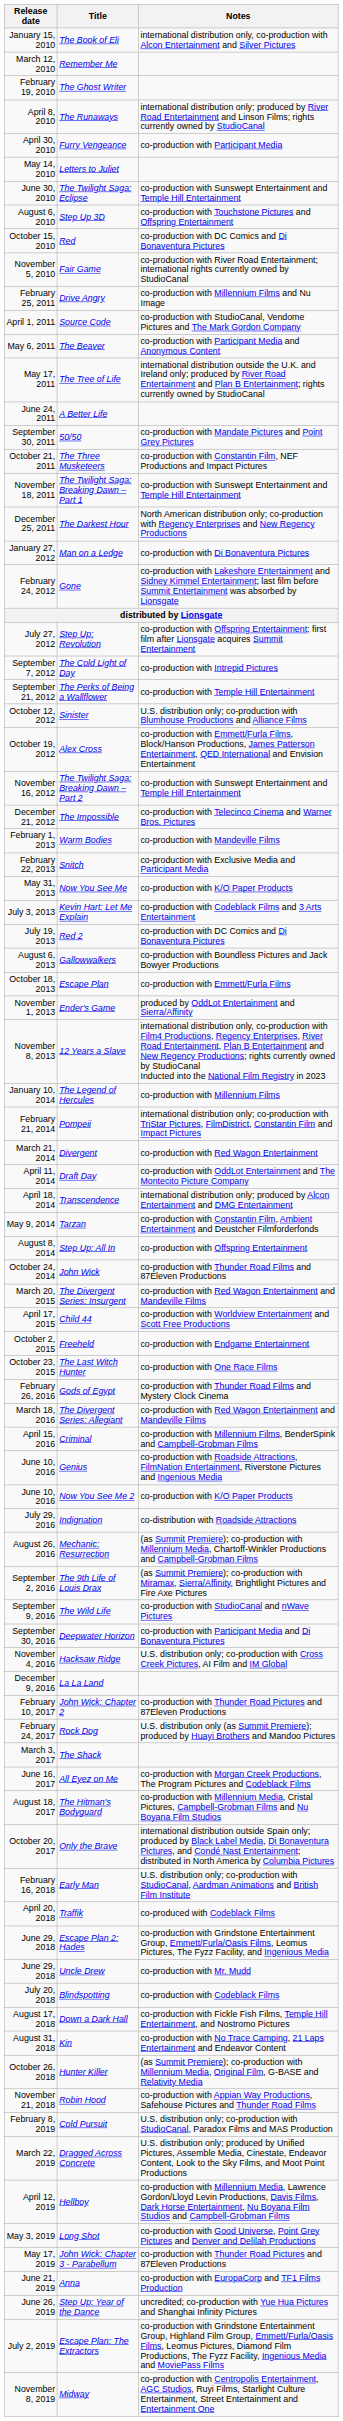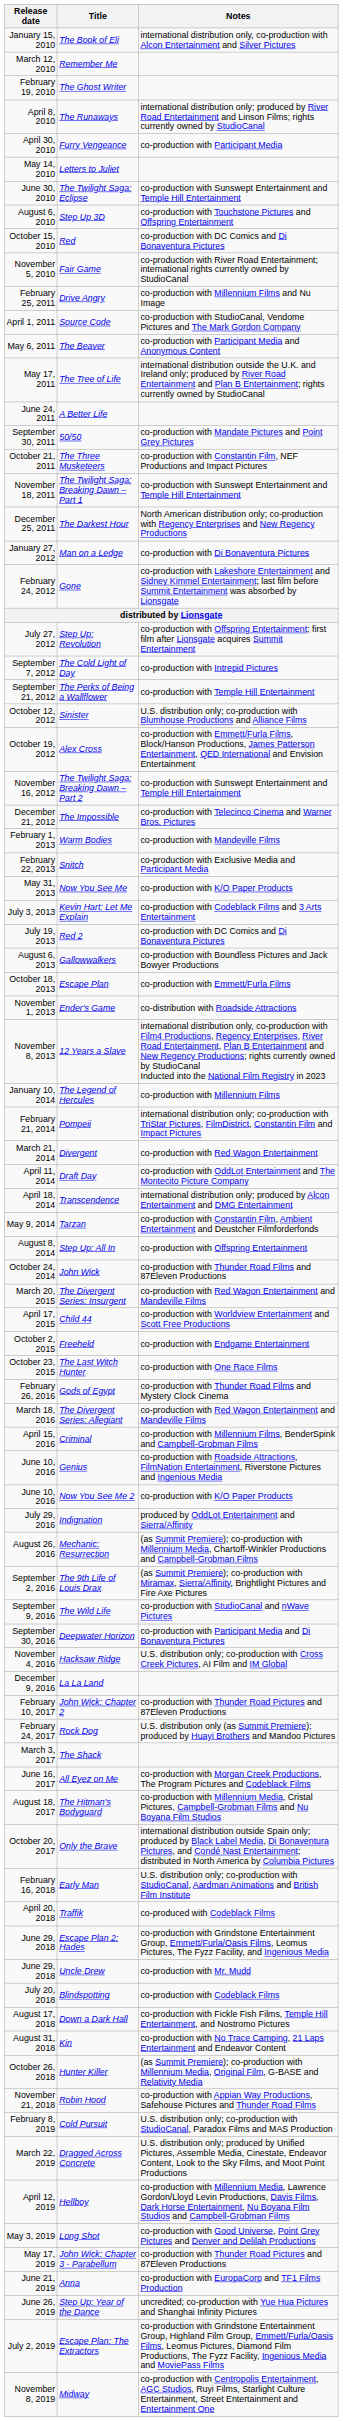(218, 1008) produced by OddLot Entertainment and Sierra/Affinity -> (218, 1008) co-distribution with Roadside Attractions
(218, 1520) co-distribution with Roadside Attractions -> (218, 1520) produced by OddLot Entertainment and Sierra/Affinity
